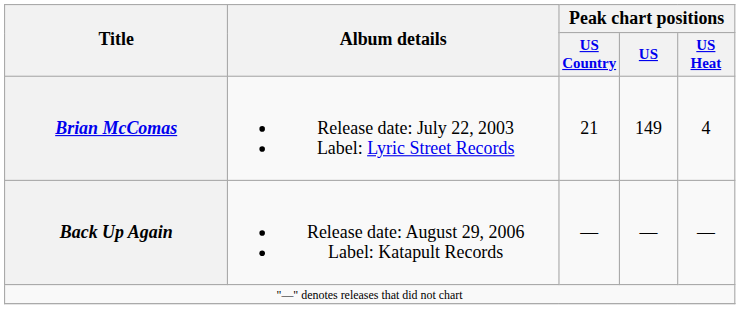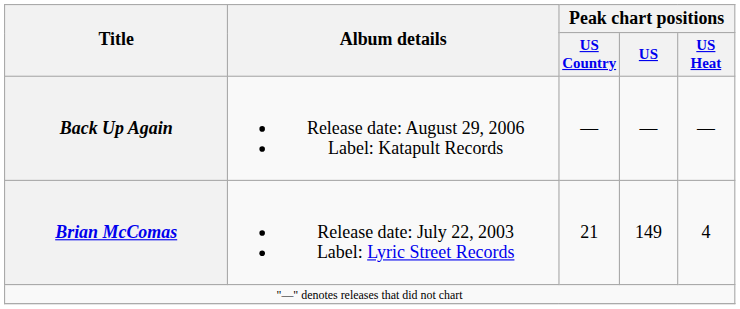rows swapped: (116, 128) <-> (116, 232)
